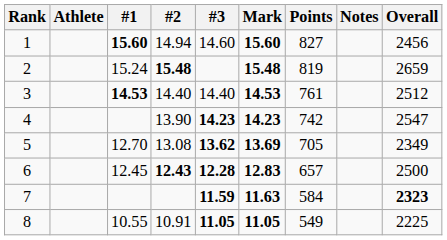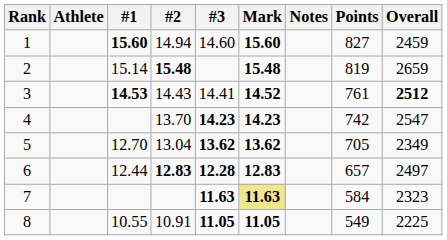columns swapped: (311, 17) <-> (359, 17)
(412, 42) 2456 -> (412, 42) 2459
(129, 68) 15.24 -> (129, 68) 15.14
(173, 94) 14.40 -> (173, 94) 14.43
(217, 94) 14.40 -> (217, 94) 14.41
(262, 94) 14.53 -> (262, 94) 14.52
(412, 94) normal -> (412, 94) bold
(173, 119) 13.90 -> (173, 119) 13.70
(173, 145) 13.08 -> (173, 145) 13.04
(262, 145) 13.69 -> (262, 145) 13.62
(129, 171) 12.45 -> (129, 171) 12.44
(173, 171) 12.43 -> (173, 171) 12.83
(412, 171) 2500 -> (412, 171) 2497
(217, 196) 11.59 -> (217, 196) 11.63
(262, 196) no background -> (262, 196) khaki background
(412, 196) bold -> (412, 196) normal
